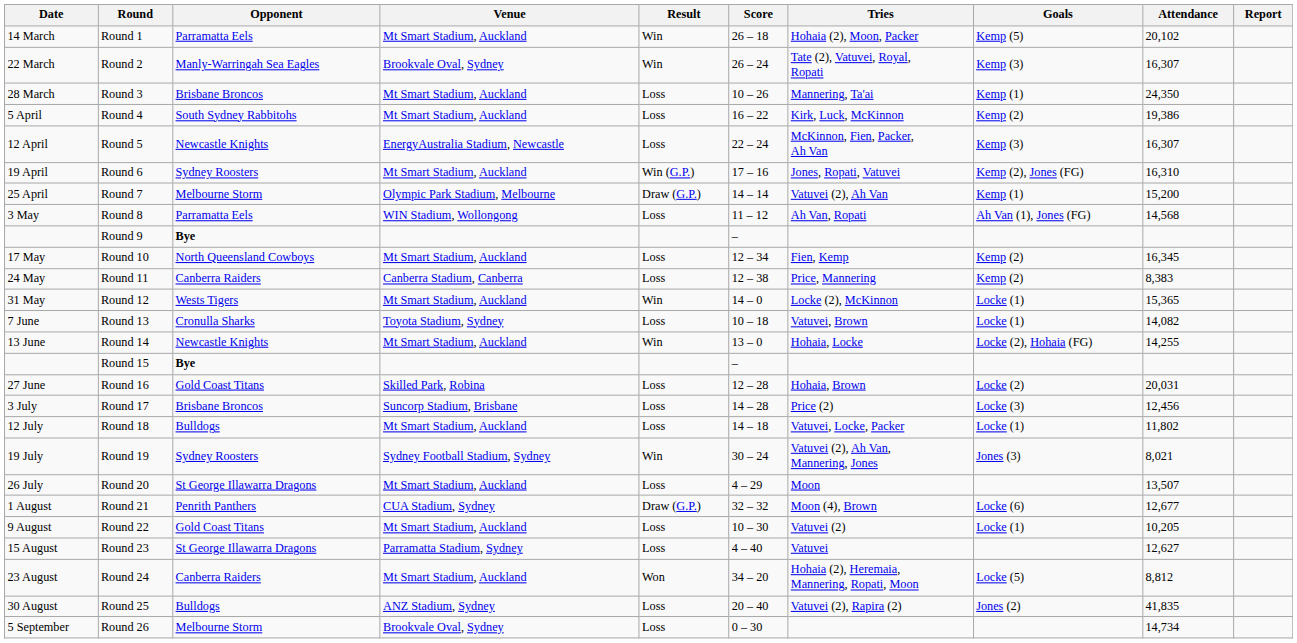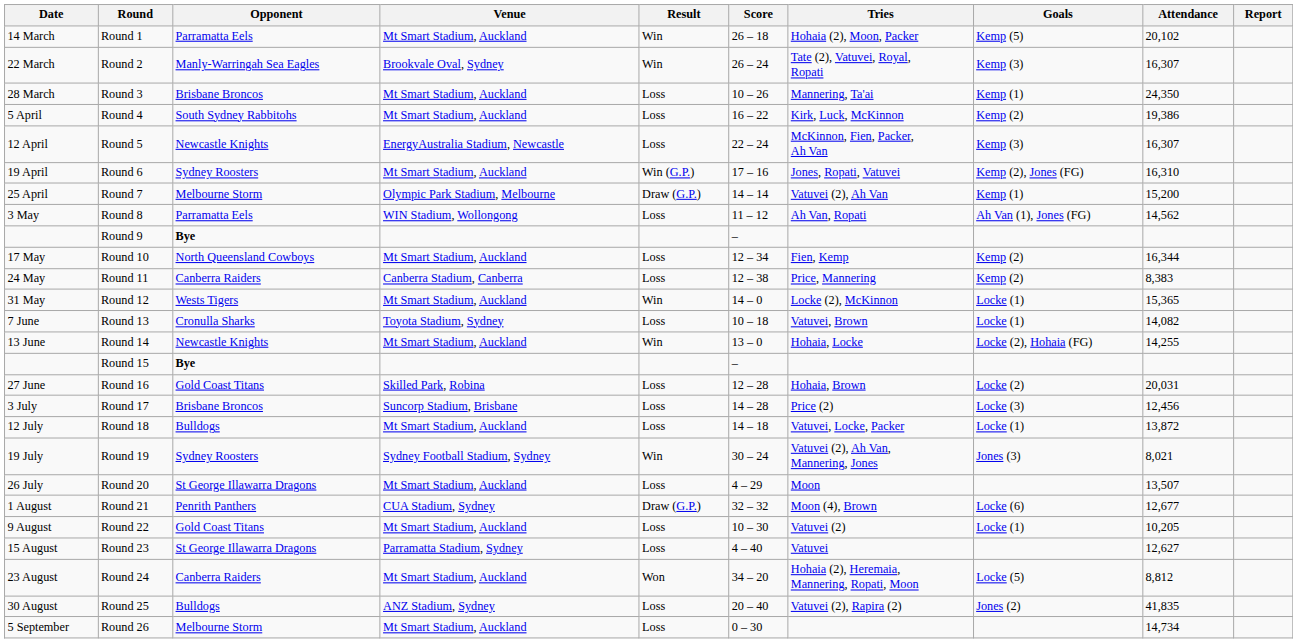(1162, 215) 14,568 -> (1162, 215) 14,562
(1162, 257) 16,345 -> (1162, 257) 16,344
(1162, 427) 11,802 -> (1162, 427) 13,872
(443, 627) Brookvale Oval, Sydney -> (455, 627) Mt Smart Stadium, Auckland
